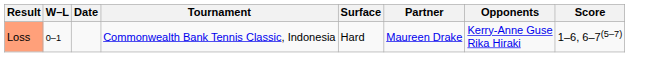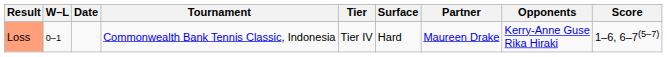+ column: (357, 13)
